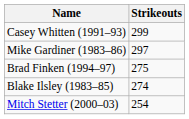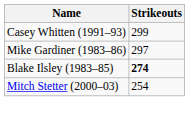- row: (61, 68)
(140, 86) normal -> (140, 68) bold
